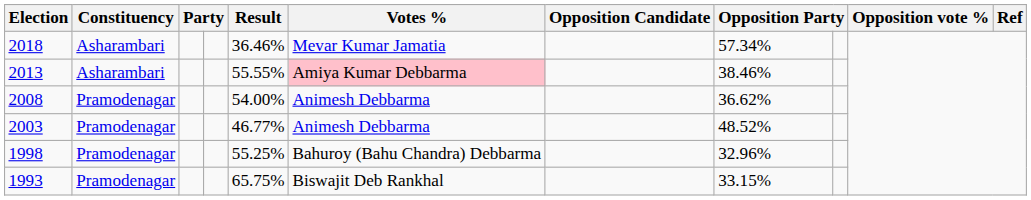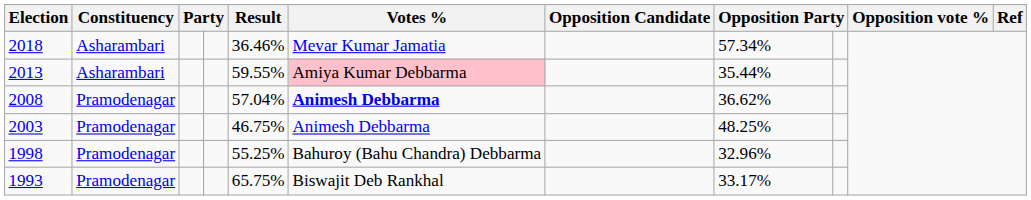(258, 72) 55.55% -> (258, 72) 59.55%
(745, 72) 38.46% -> (745, 72) 35.44%
(258, 99) 54.00% -> (258, 99) 57.04%
(361, 99) normal -> (366, 99) bold
(258, 126) 46.77% -> (258, 126) 46.75%
(745, 126) 48.52% -> (745, 126) 48.25%
(745, 180) 33.15% -> (745, 180) 33.17%
